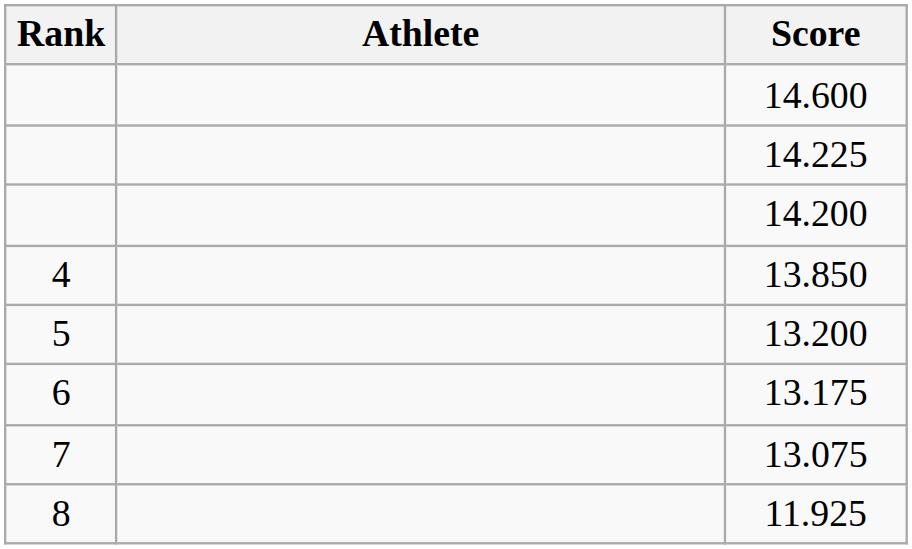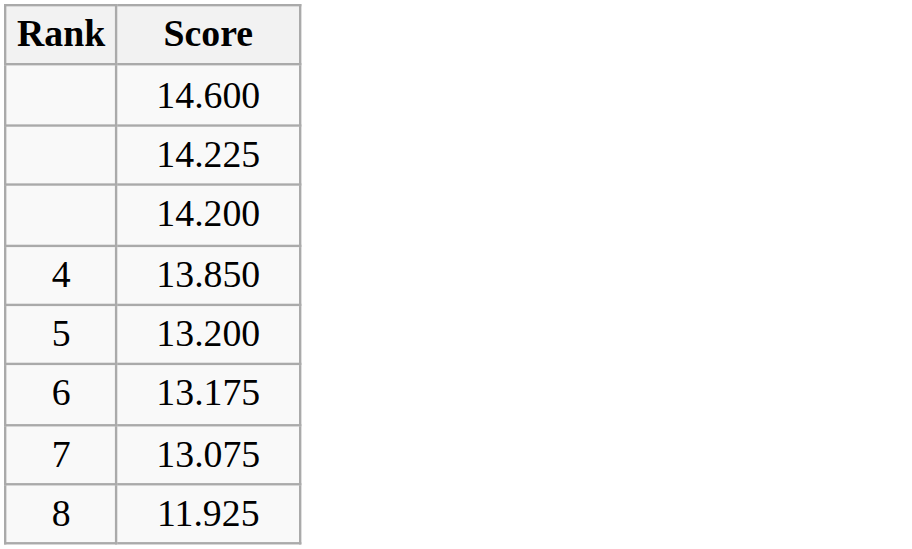- column: (421, 34)
